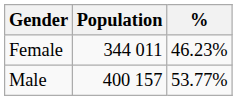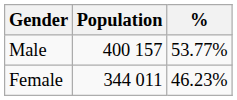rows swapped: (28, 80) <-> (36, 50)
